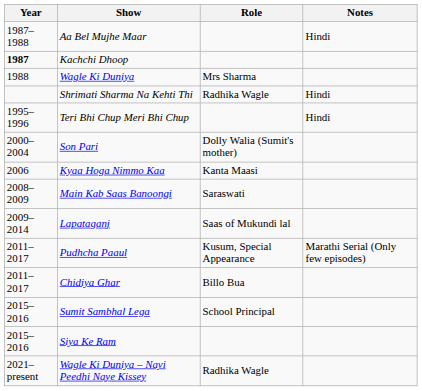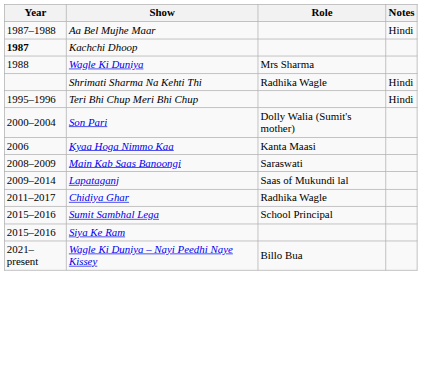- row: (93, 252)
(224, 282) Billo Bua -> (294, 197) Radhika Wagle
(236, 370) Radhika Wagle -> (282, 255) Billo Bua
